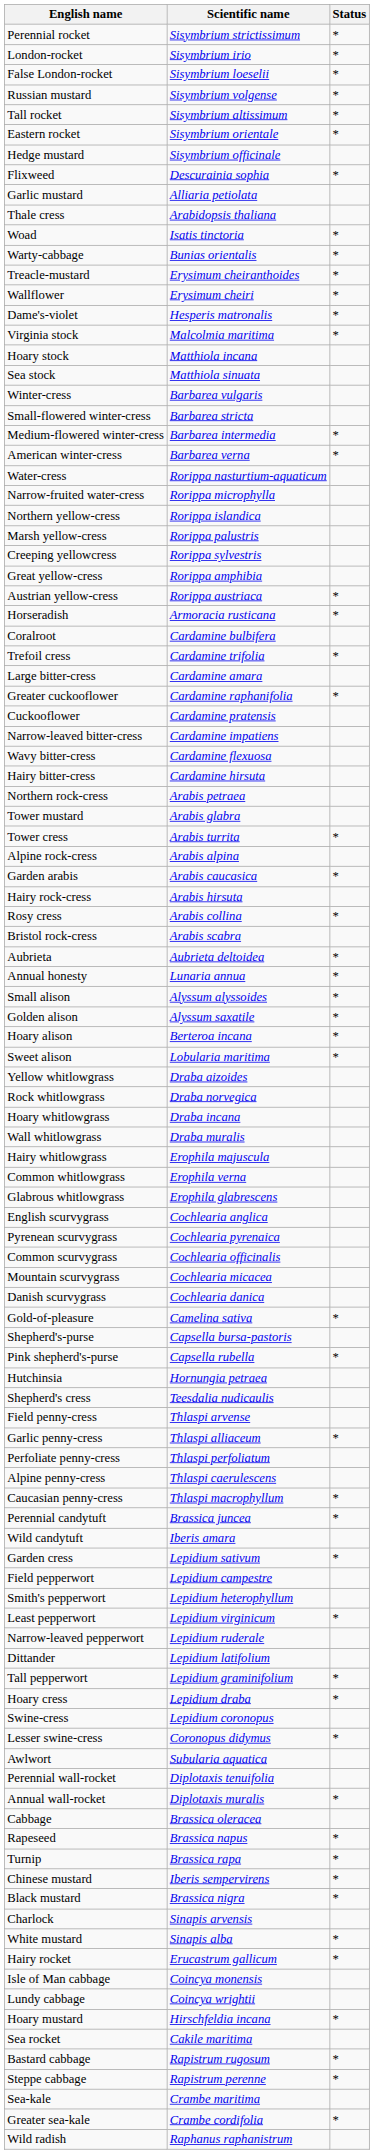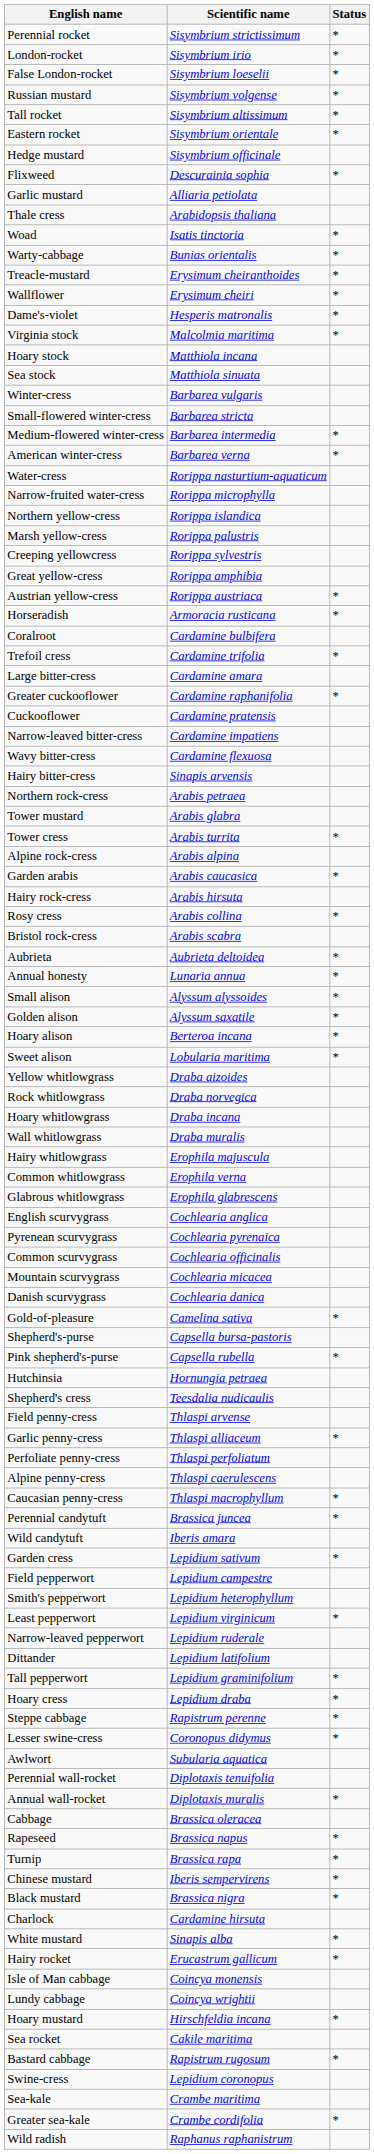(217, 776) Cardamine hirsuta -> (211, 776) Sinapis arvensis
rows swapped: (38, 1718) <-> (47, 2079)
(211, 1918) Sinapis arvensis -> (217, 1918) Cardamine hirsuta
